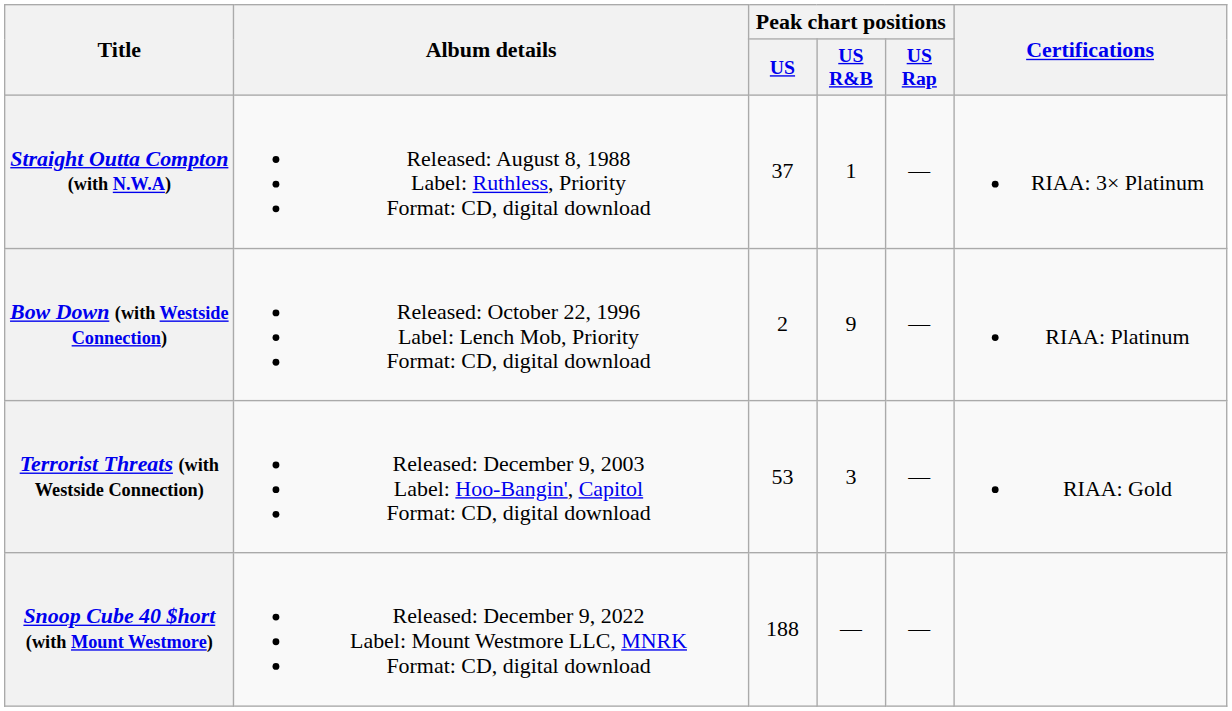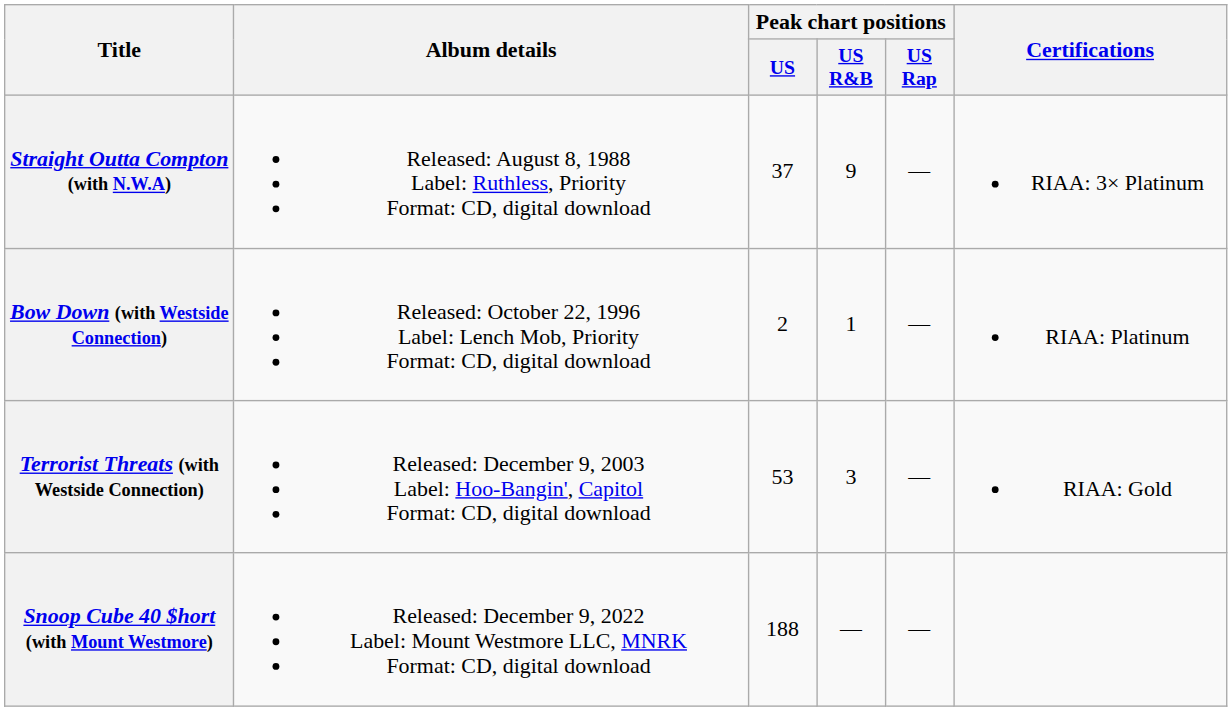(851, 171) 1 -> (851, 171) 9
(851, 323) 9 -> (851, 323) 1
